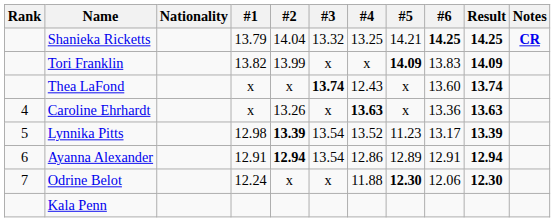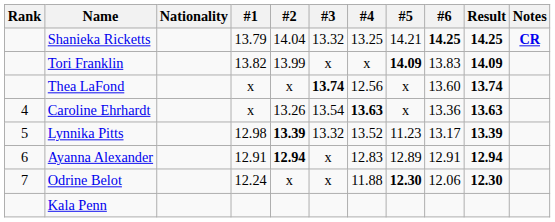(367, 87) 12.43 -> (367, 87) 12.56
(328, 110) x -> (328, 110) 13.54
(328, 134) 13.54 -> (328, 134) 13.32
(328, 157) 13.54 -> (328, 157) x
(367, 157) 12.86 -> (367, 157) 12.83
